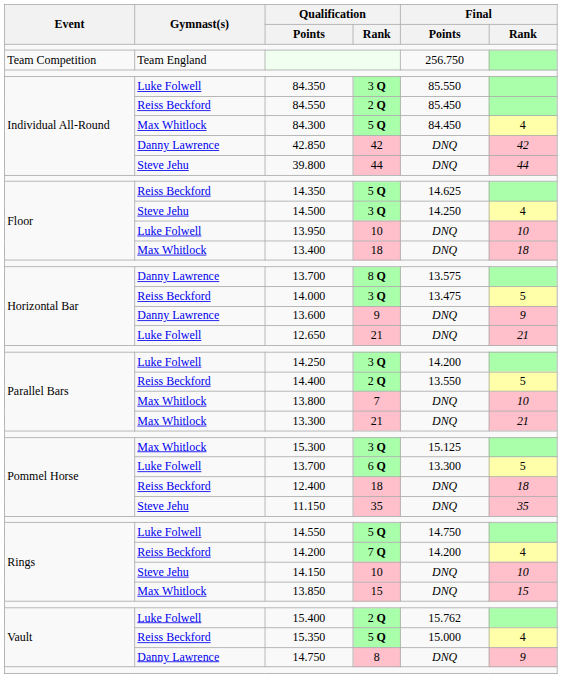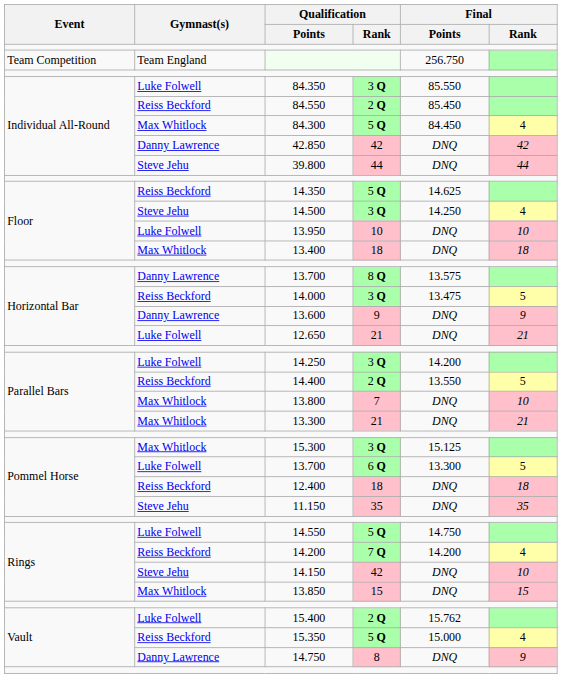(377, 572) 10 -> (377, 572) 42
